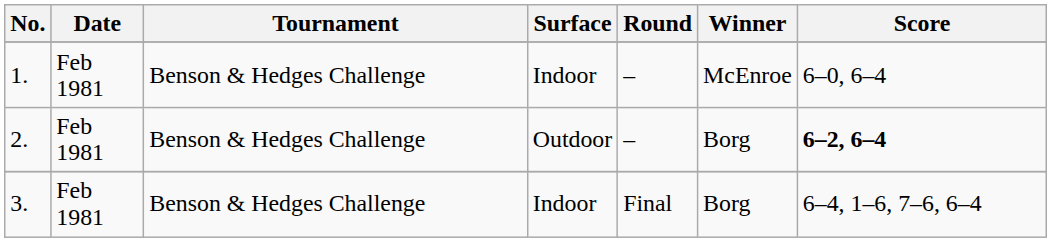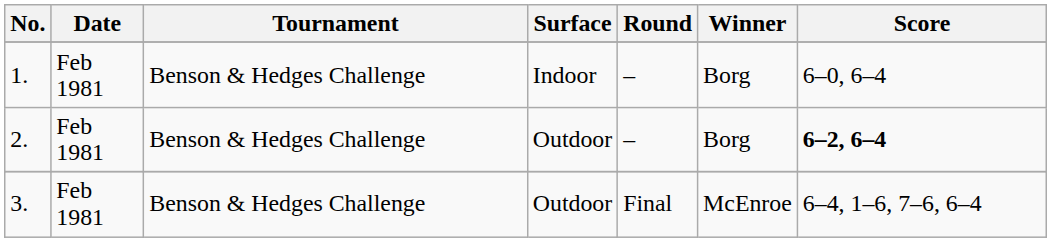(747, 74) McEnroe -> (727, 74) Borg
(565, 203) Indoor -> (572, 203) Outdoor
(727, 203) Borg -> (747, 203) McEnroe
